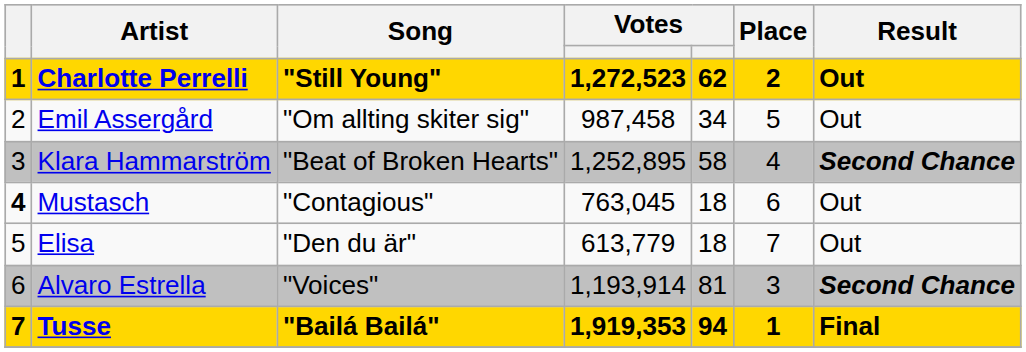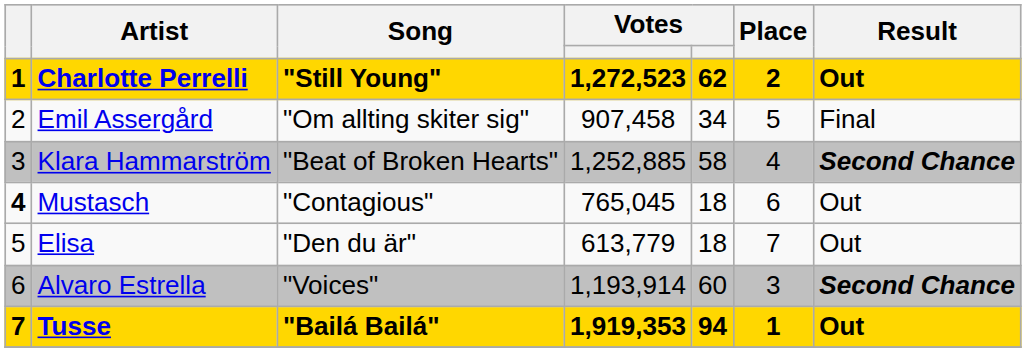(628, 119) 987,458 -> (628, 119) 907,458
(840, 119) Out -> (848, 119) Final
(628, 161) 1,252,895 -> (628, 161) 1,252,885
(628, 202) 763,045 -> (628, 202) 765,045
(713, 285) 81 -> (713, 285) 60
(850, 326) Final -> (842, 326) Out
